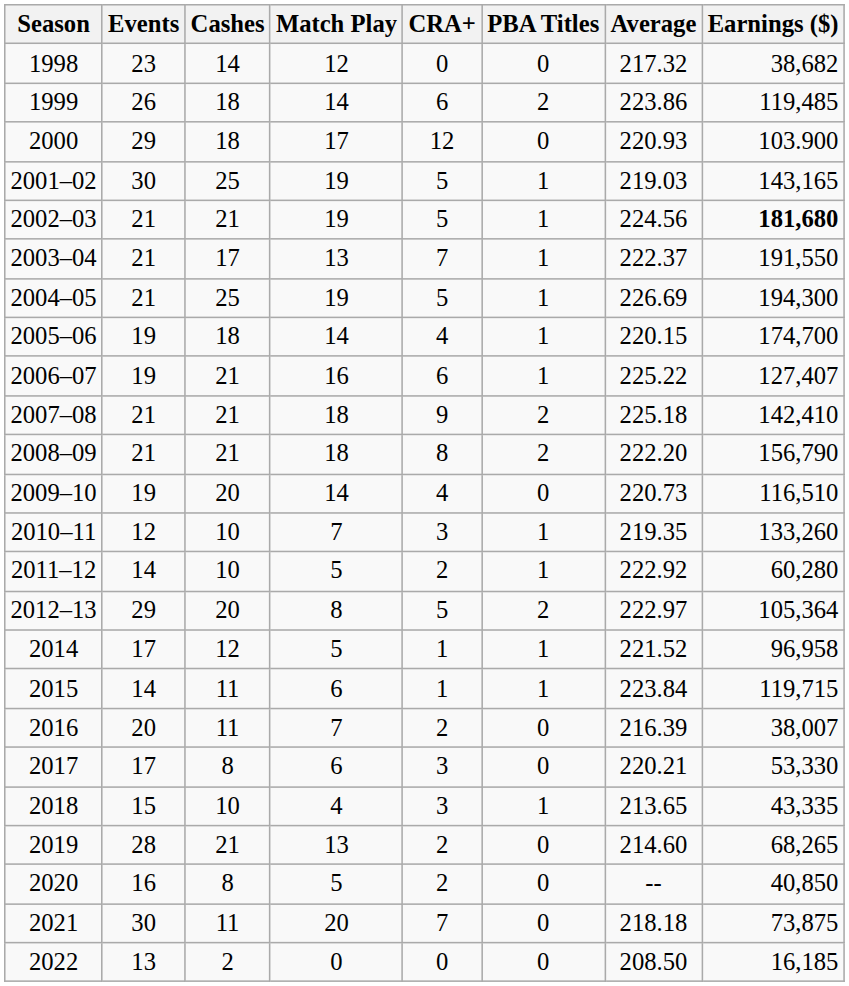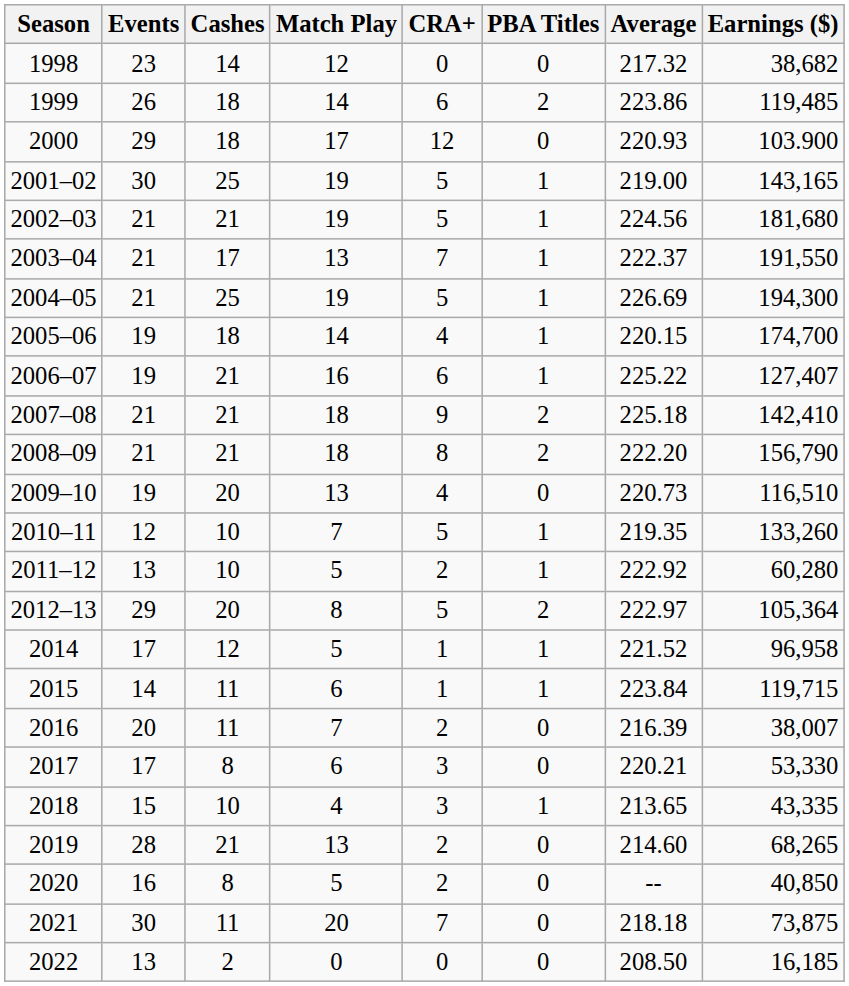(653, 180) 219.03 -> (653, 180) 219.00
(798, 219) bold -> (798, 219) normal
(336, 492) 14 -> (336, 492) 13
(442, 532) 3 -> (442, 532) 5
(144, 571) 14 -> (144, 571) 13
